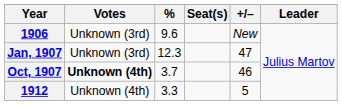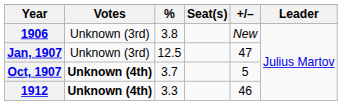(169, 33) 9.6 -> (169, 33) 3.8
(169, 53) 12.3 -> (169, 53) 12.5
(245, 72) 46 -> (245, 72) 5
(110, 91) normal -> (110, 91) bold
(245, 91) 5 -> (245, 91) 46
